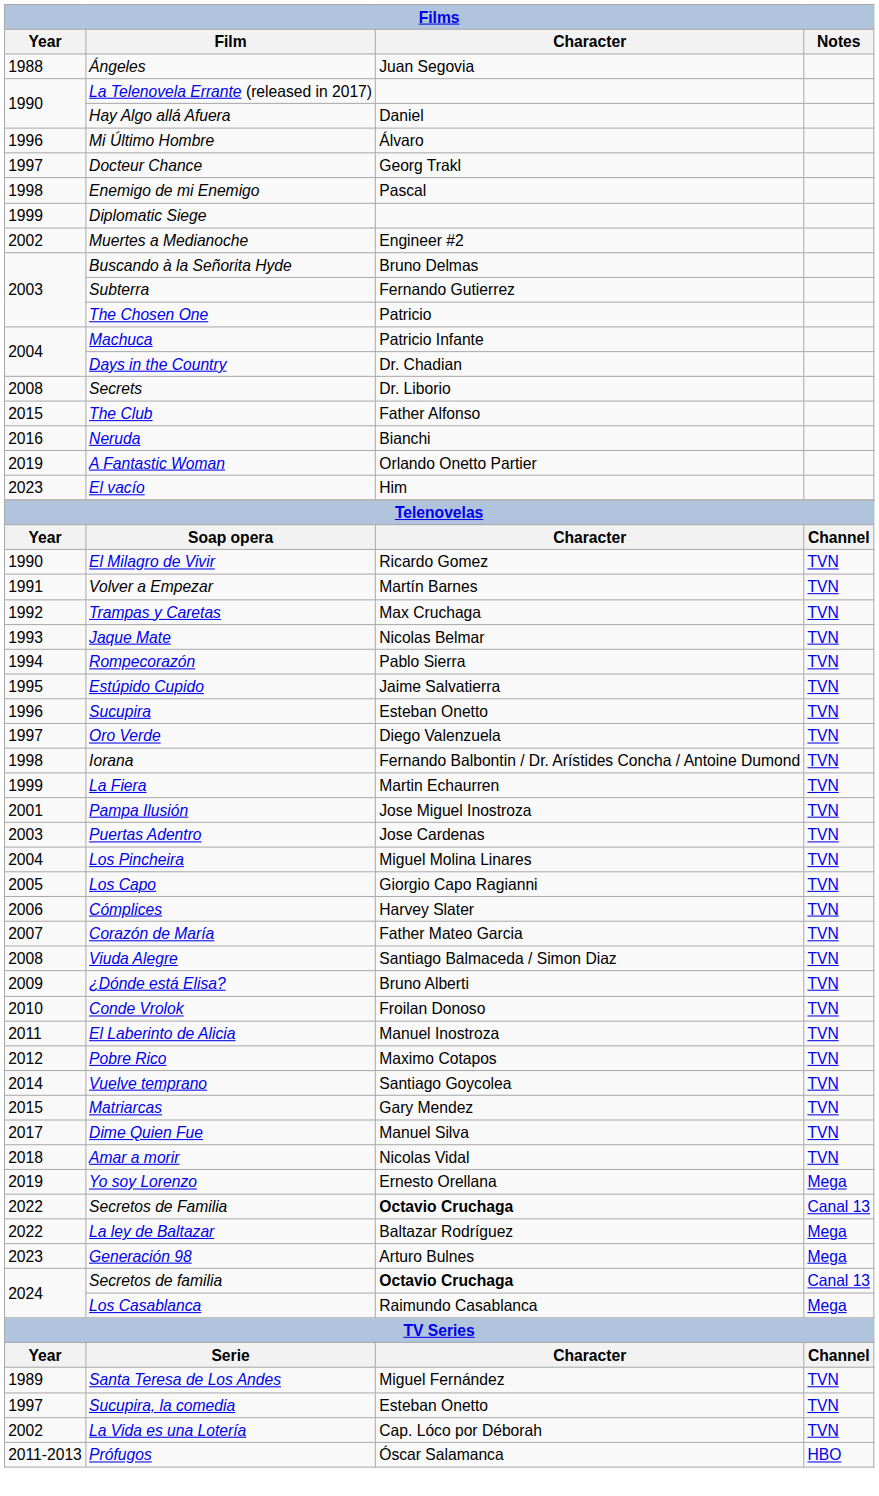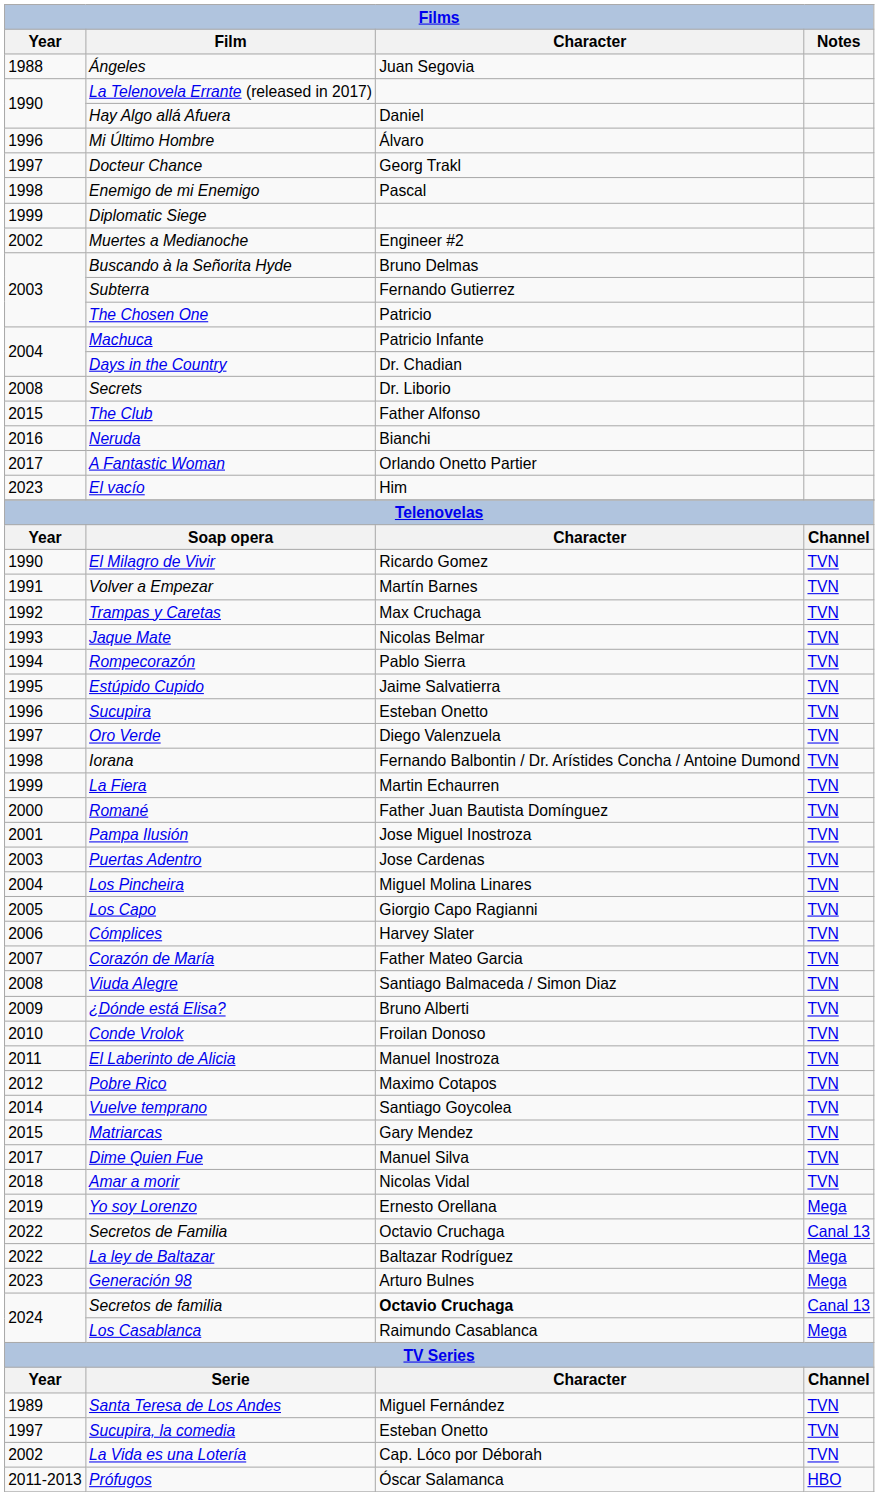(26, 463) 2019 -> (26, 463) 2017
+ row: (119, 810)
(446, 1207) bold -> (442, 1232) normal
